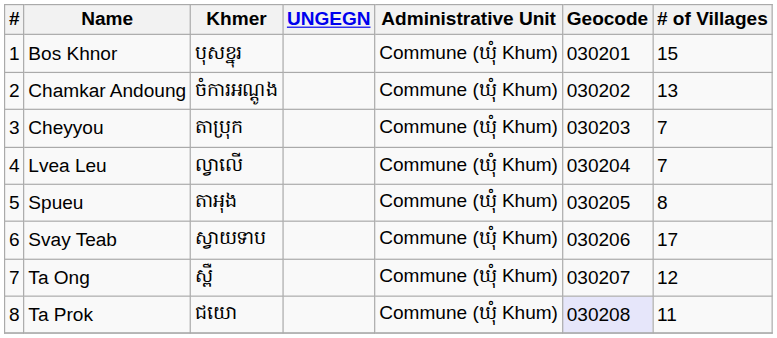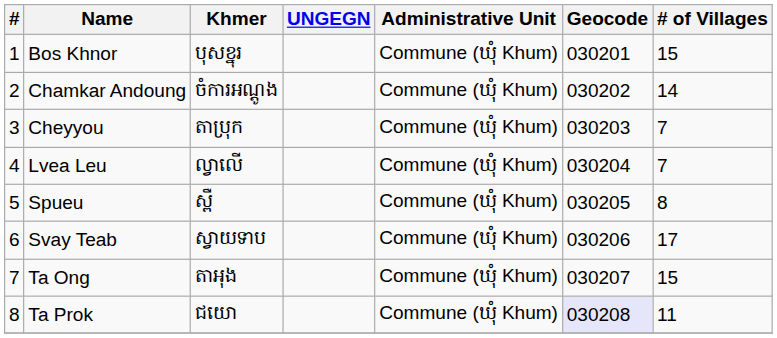(668, 90) 13 -> (668, 90) 14
(216, 201) តាអុង -> (204, 201) ស្ពឺ
(204, 276) ស្ពឺ -> (216, 276) តាអុង
(668, 277) 12 -> (668, 277) 15
